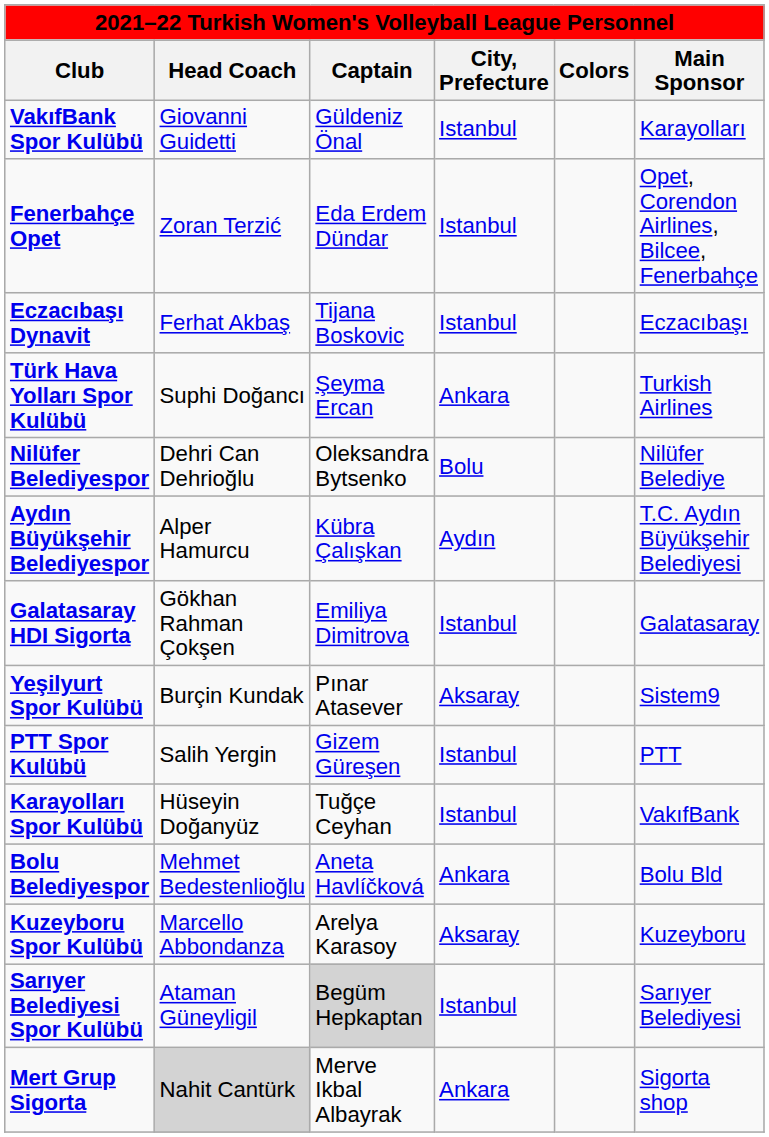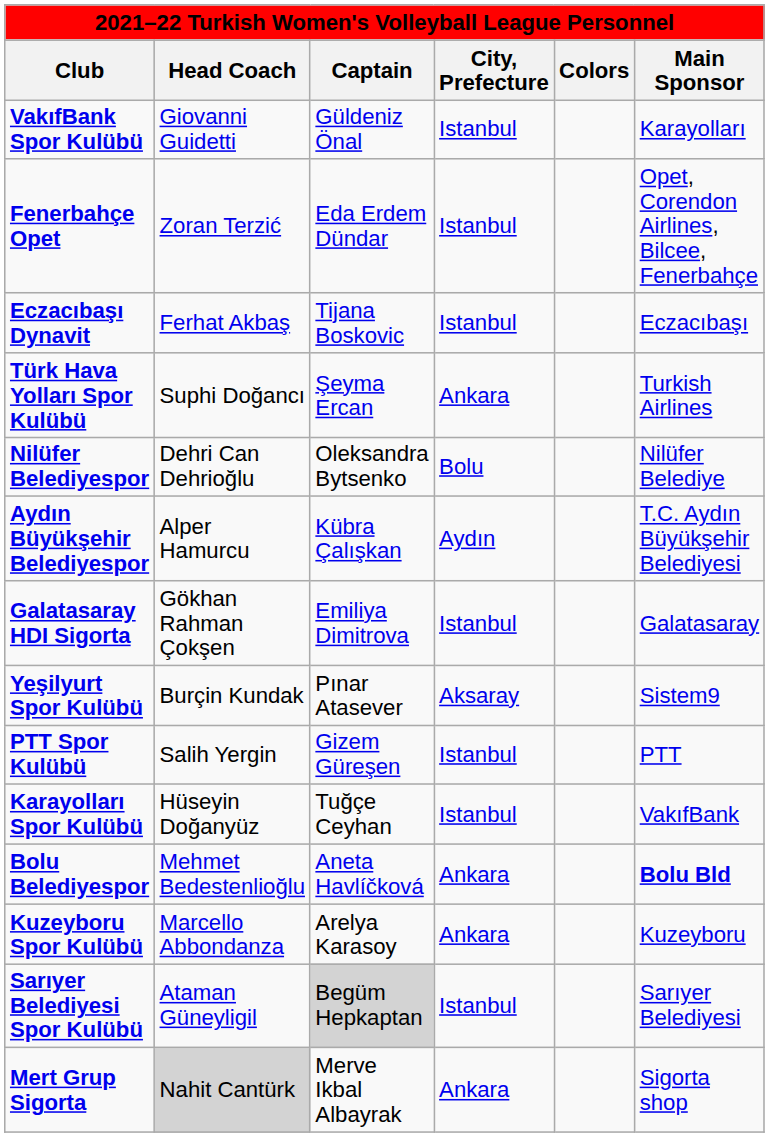(681, 874) normal -> (685, 874) bold
(479, 934) Aksaray -> (474, 934) Ankara
